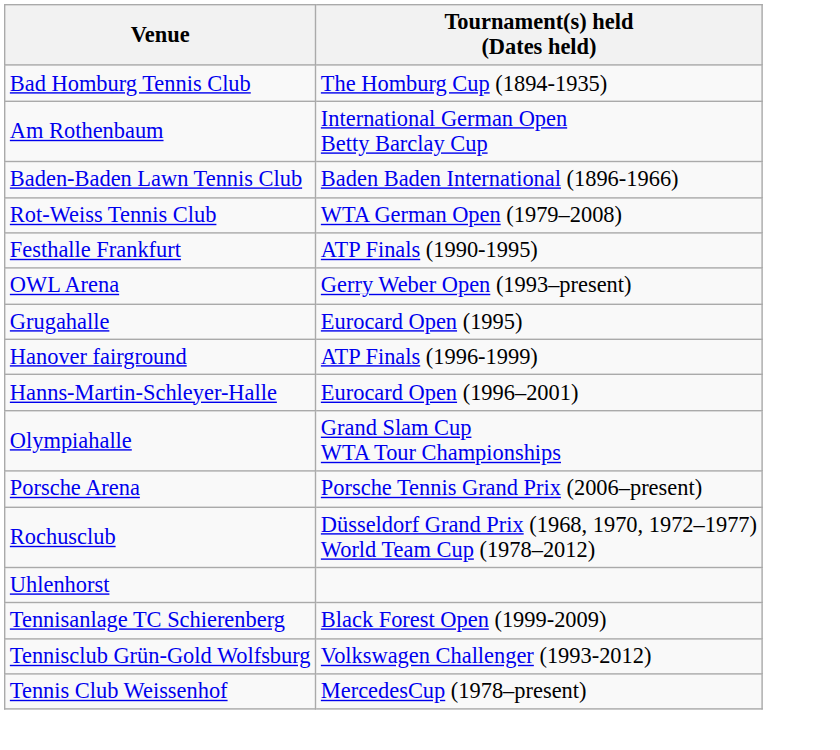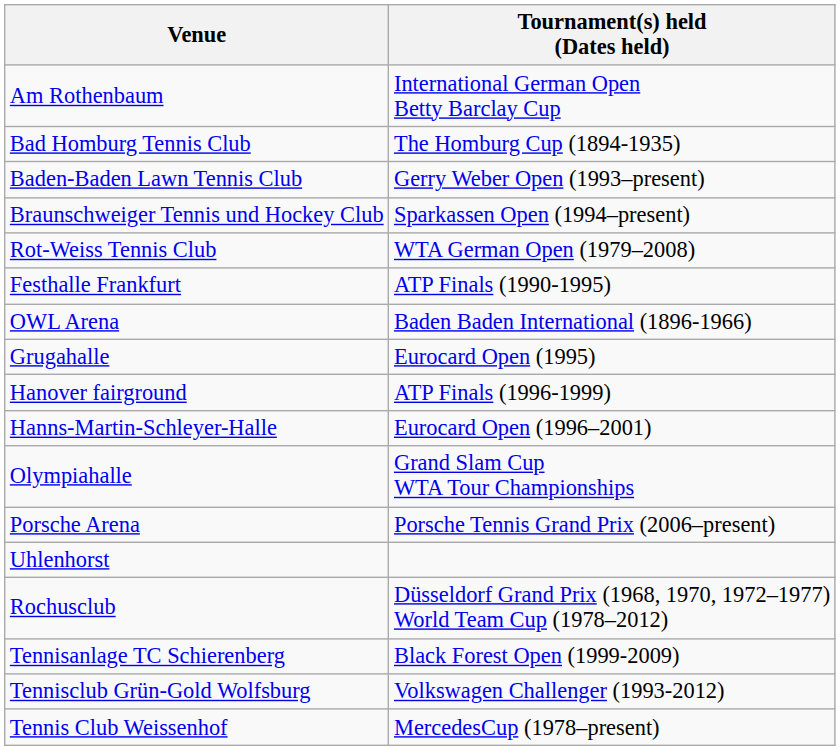rows swapped: (87, 131) <-> (130, 82)
(500, 179) Baden Baden International (1896-1966) -> (549, 179) Gerry Weber Open (1993–present)
+ row: (197, 214)
(476, 285) Gerry Weber Open (1993–present) -> (573, 321) Baden Baden International (1896-1966)
rows swapped: (60, 584) <-> (63, 536)
